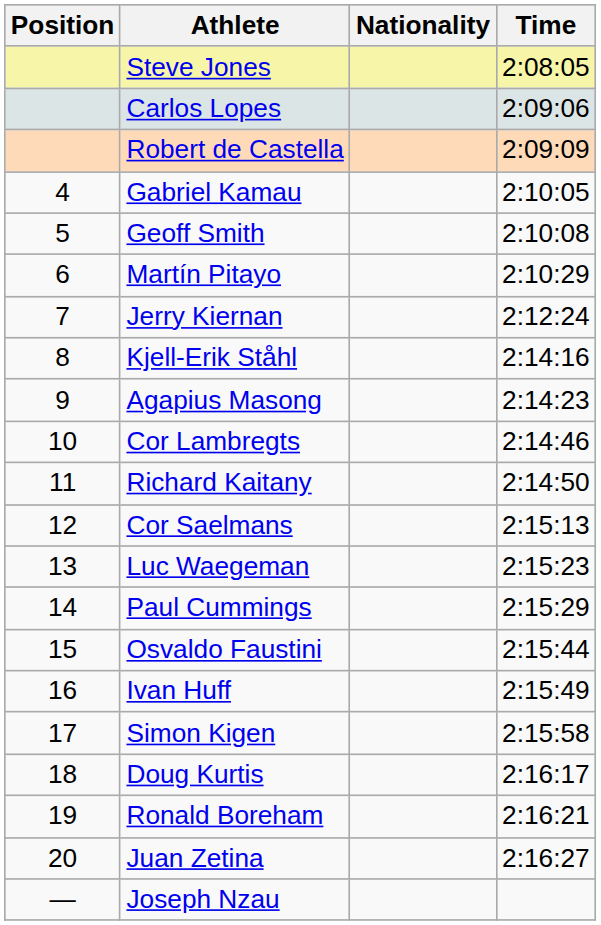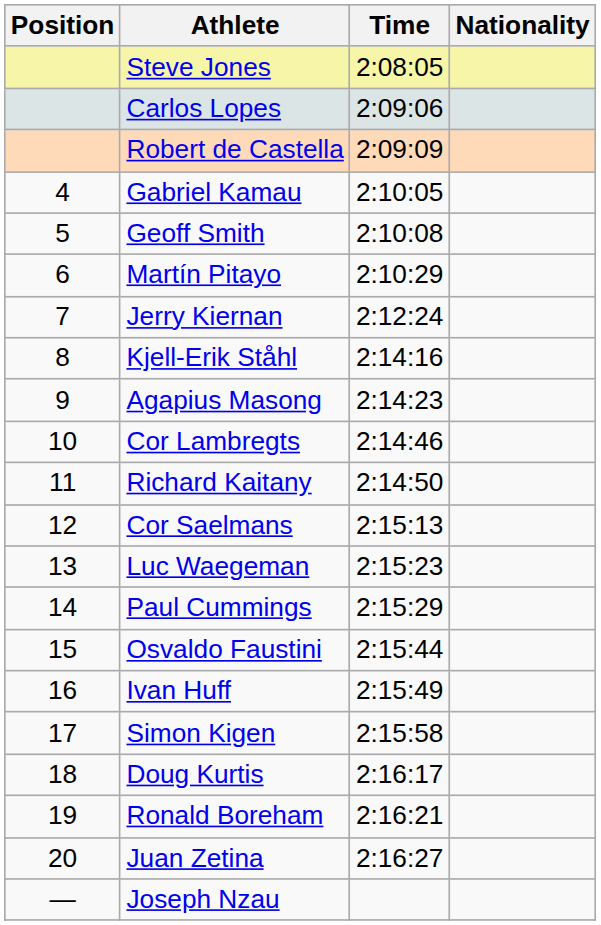columns swapped: (423, 25) <-> (546, 25)
